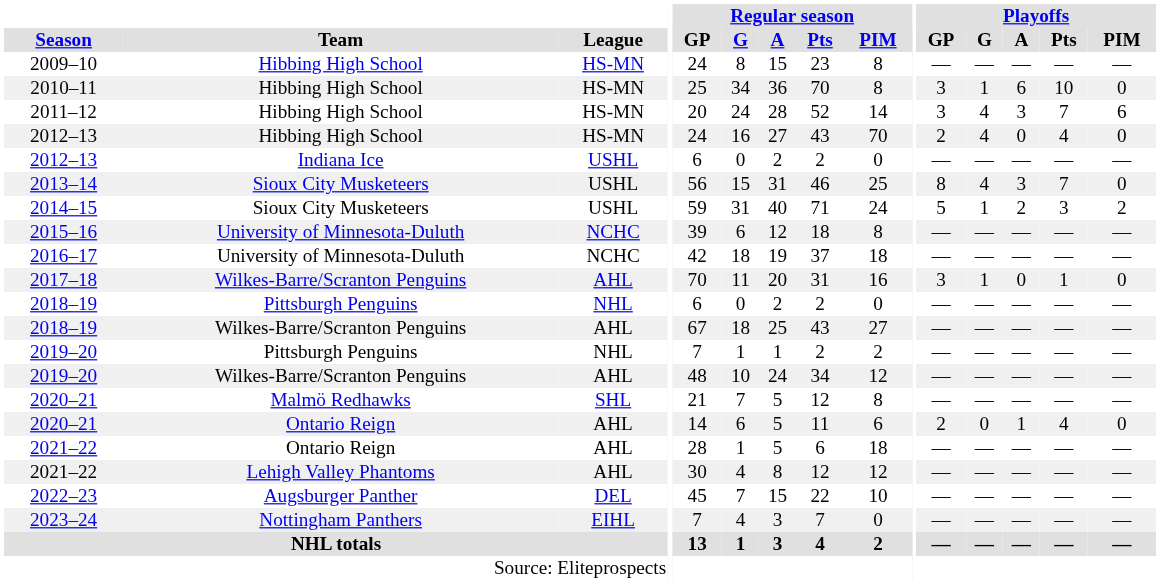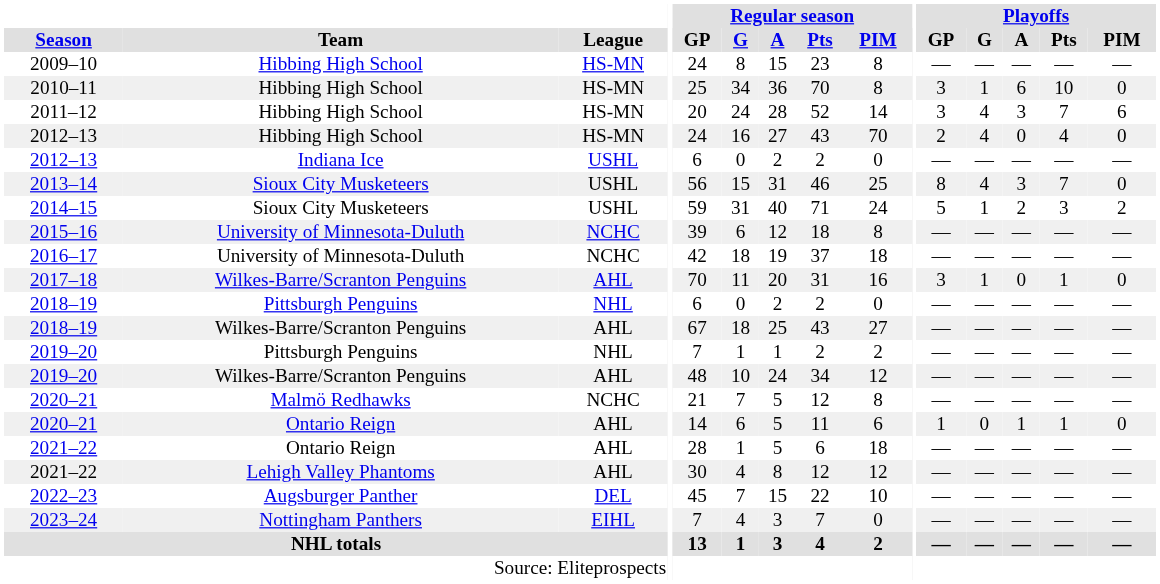(613, 399) SHL -> (613, 399) NCHC
(941, 423) 2 -> (941, 423) 1
(1064, 423) 4 -> (1064, 423) 1
